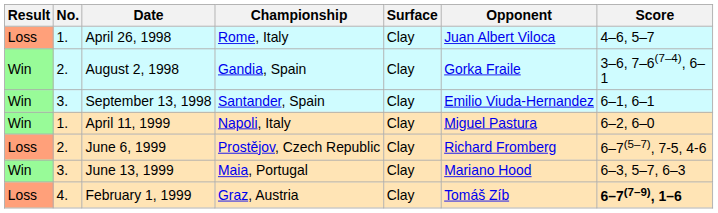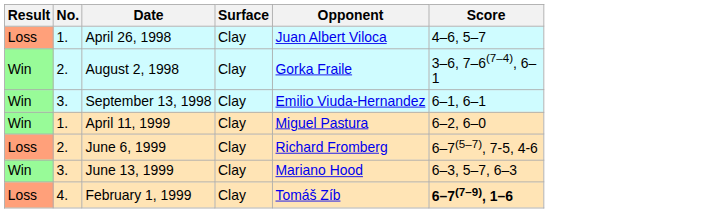- column: (299, 15)
